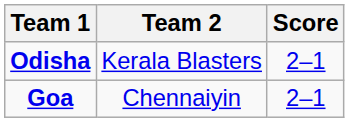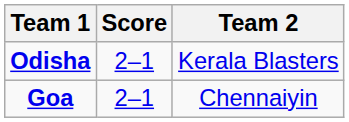columns swapped: (306, 23) <-> (182, 23)
